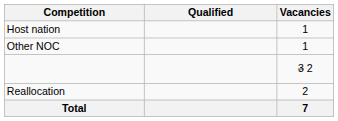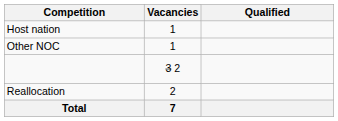columns swapped: (305, 12) <-> (211, 12)
